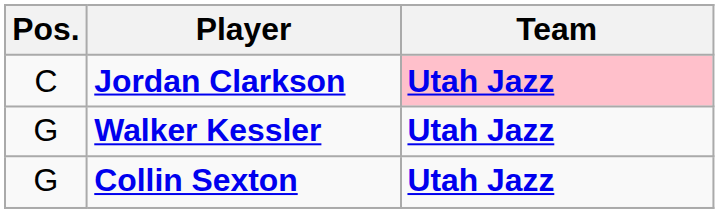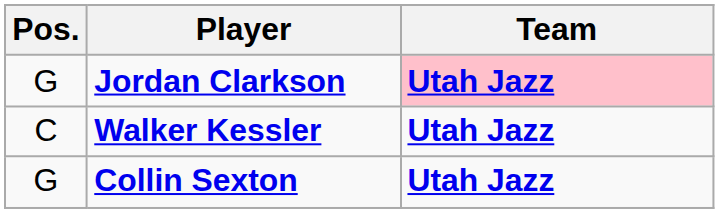(46, 80) C -> (46, 80) G
(46, 130) G -> (46, 130) C
